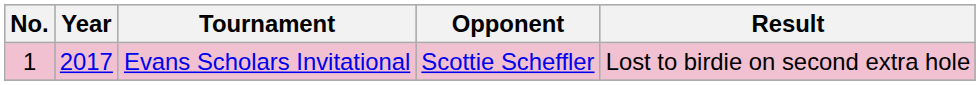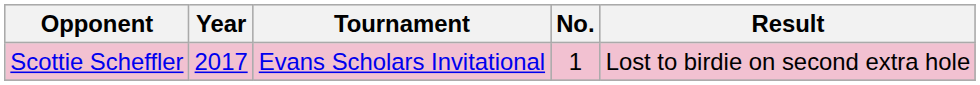columns swapped: (30, 24) <-> (508, 24)
